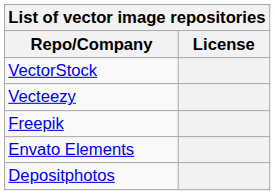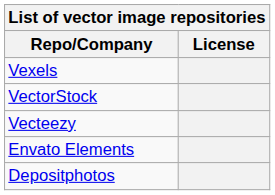+ row: (33, 70)
- row: (36, 123)
